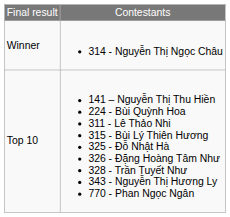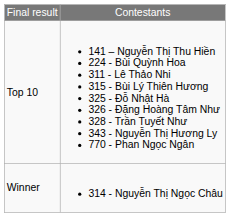rows swapped: (23, 45) <-> (22, 141)
